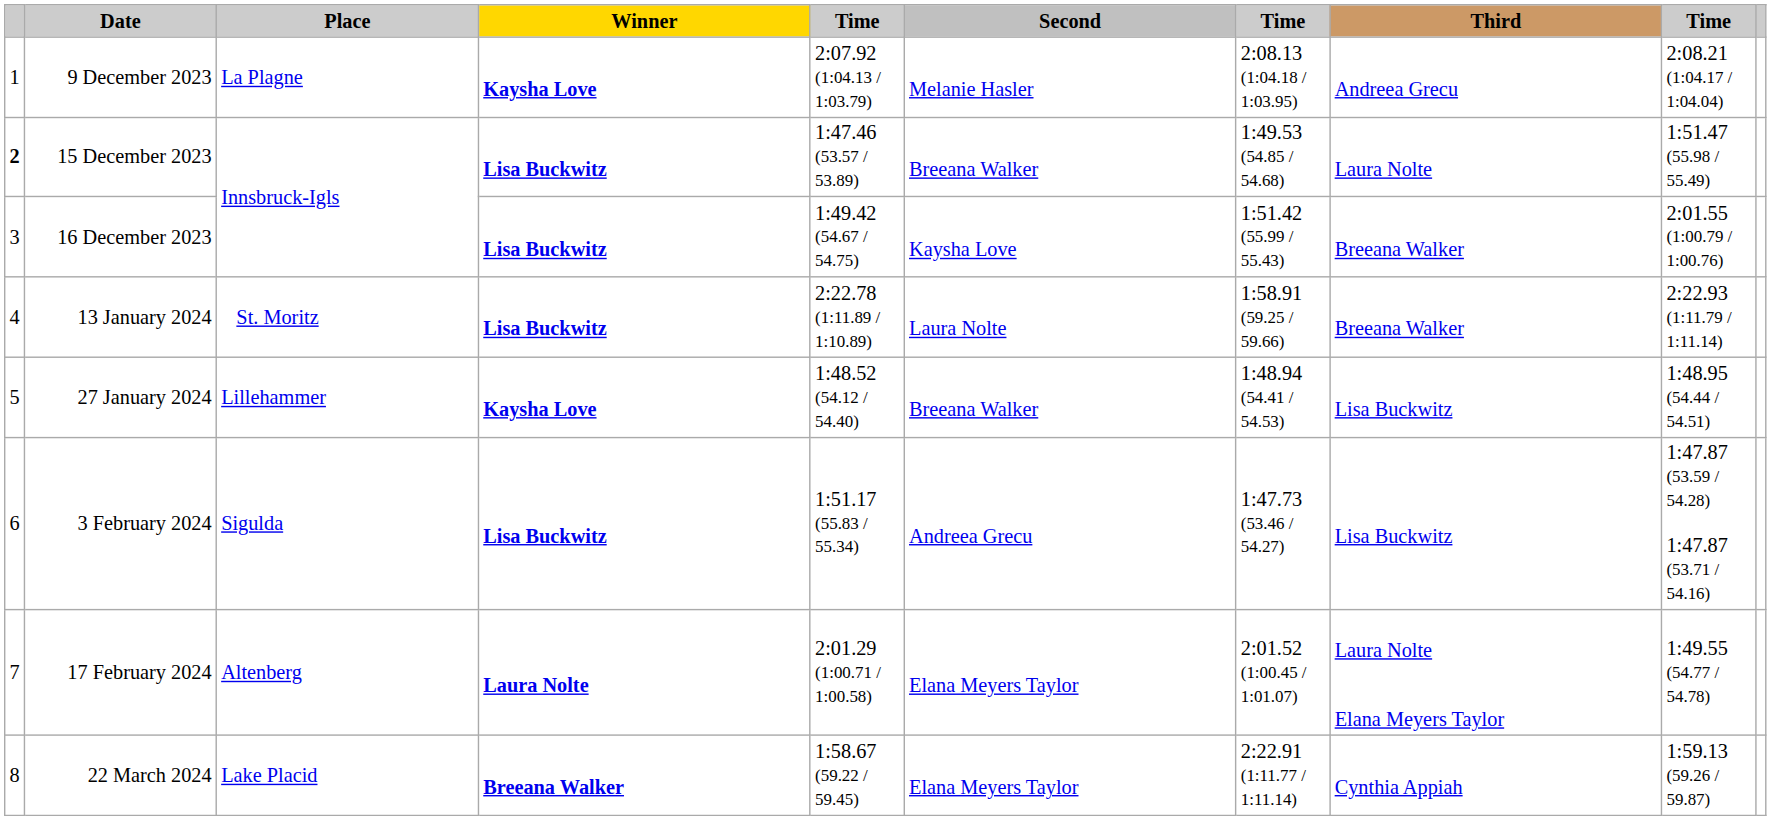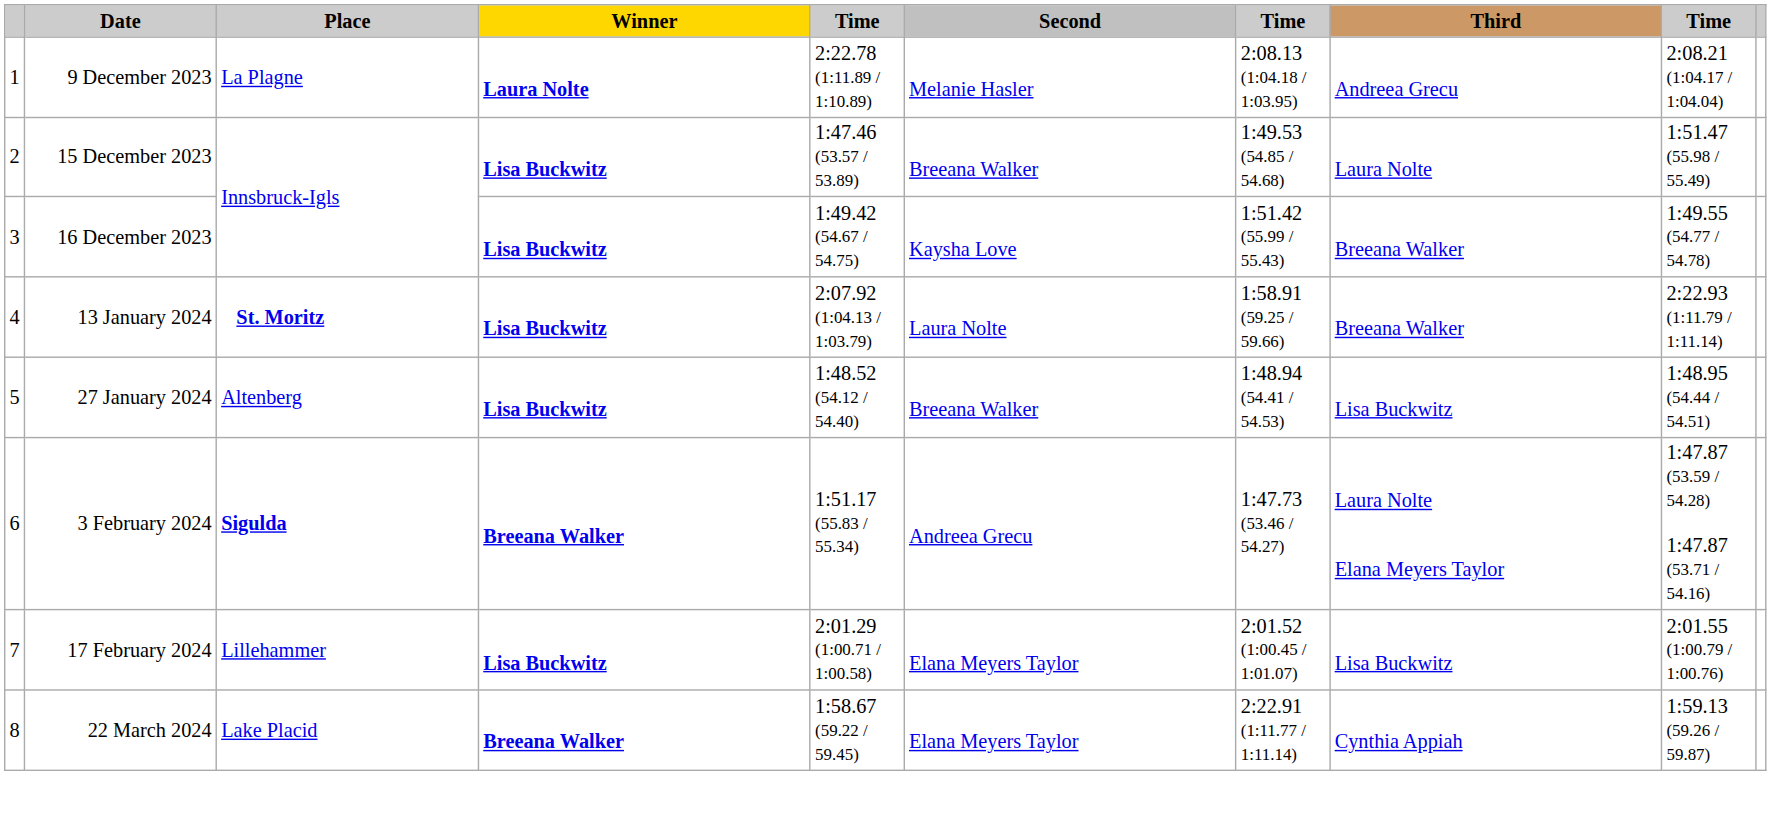(540, 89) Kaysha Love -> (536, 89) Laura Nolte
(848, 76) 2:07.92 (1:04.13 / 1:03.79) -> (848, 76) 2:22.78 (1:11.89 / 1:10.89)
(15, 157) bold -> (15, 157) normal
(1699, 237) 2:01.55 (1:00.79 / 1:00.76) -> (1697, 237) 1:49.55 (54.77 / 54.78)
(270, 317) normal -> (273, 317) bold
(848, 317) 2:22.78 (1:11.89 / 1:10.89) -> (848, 317) 2:07.92 (1:04.13 / 1:03.79)
(274, 397) Lillehammer -> (262, 397) Altenberg
(540, 409) Kaysha Love -> (545, 409) Lisa Buckwitz
(252, 524) normal -> (254, 524) bold
(545, 536) Lisa Buckwitz -> (554, 536) Breeana Walker
(1394, 536) Lisa Buckwitz -> (1419, 536) Laura Nolte Elana Meyers Taylor
(262, 673) Altenberg -> (274, 650) Lillehammer
(536, 685) Laura Nolte -> (545, 662) Lisa Buckwitz
(1419, 685) Laura Nolte Elana Meyers Taylor -> (1394, 662) Lisa Buckwitz
(1697, 672) 1:49.55 (54.77 / 54.78) -> (1699, 650) 2:01.55 (1:00.79 / 1:00.76)
